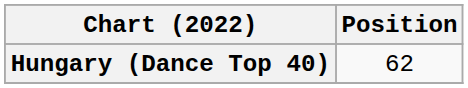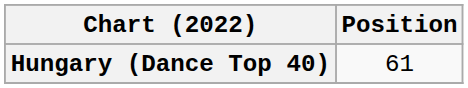(399, 64) 62 -> (399, 64) 61
